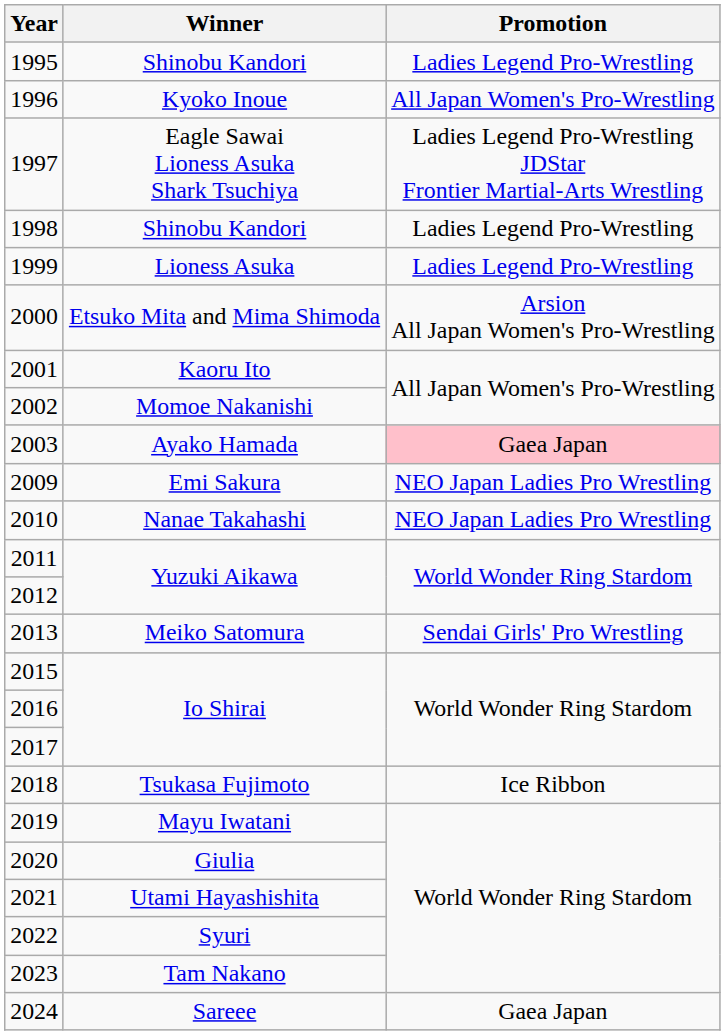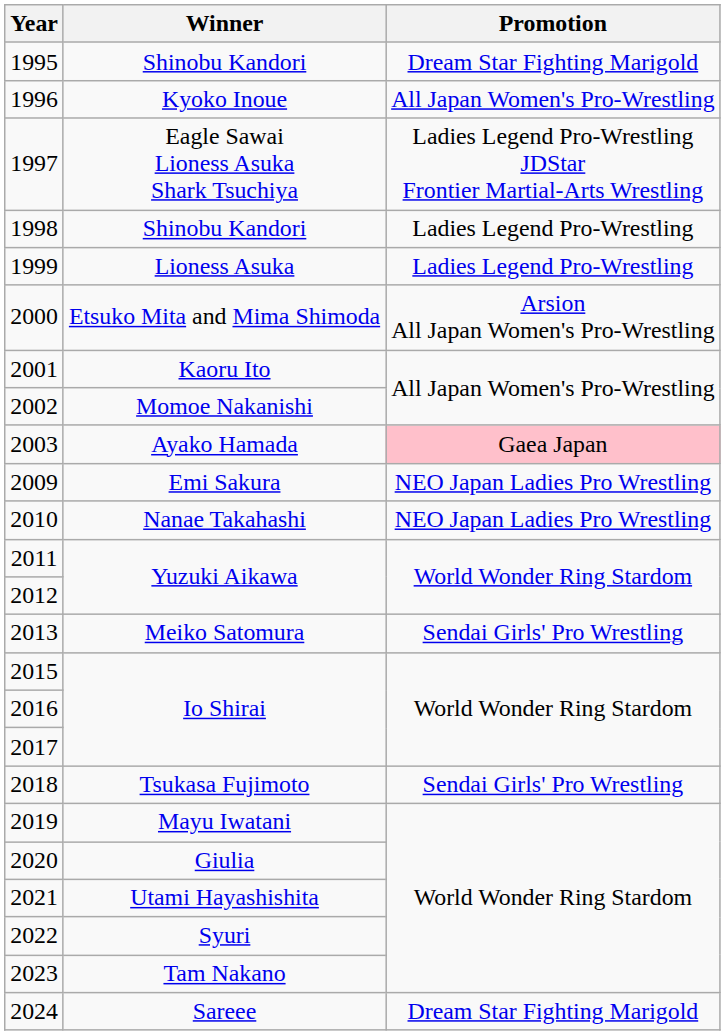(553, 61) Ladies Legend Pro-Wrestling -> (553, 61) Dream Star Fighting Marigold
(553, 784) Ice Ribbon -> (553, 784) Sendai Girls' Pro Wrestling
(553, 1011) Gaea Japan -> (553, 1011) Dream Star Fighting Marigold
